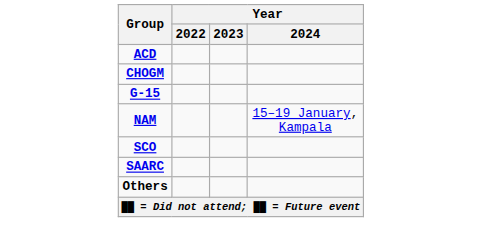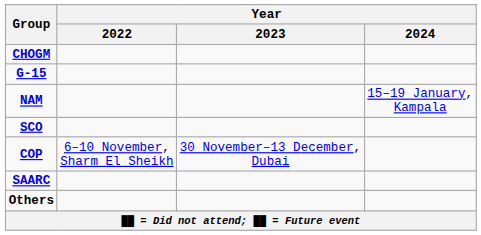- row: (145, 54)
+ row: (31, 154)
